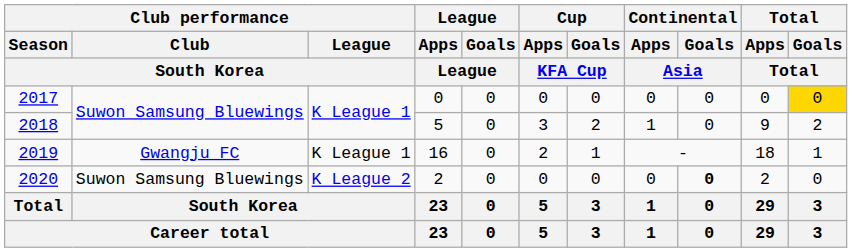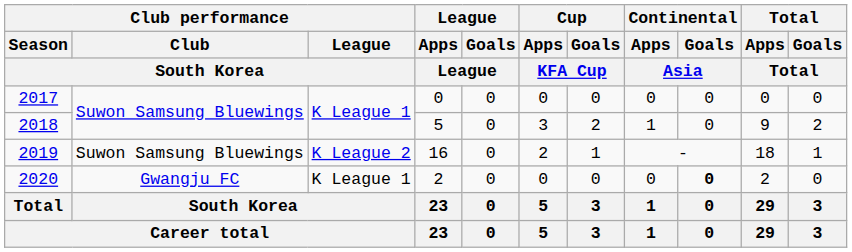(818, 99) gold background -> (818, 99) no background
(190, 153) Gwangju FC -> (190, 153) Suwon Samsung Bluewings
(361, 153) K League 1 -> (361, 153) K League 2
(190, 180) Suwon Samsung Bluewings -> (190, 180) Gwangju FC
(361, 180) K League 2 -> (361, 180) K League 1
